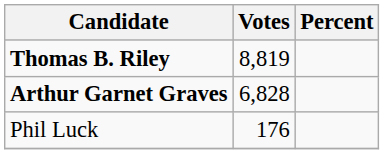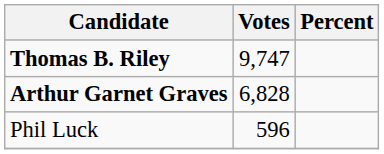(264, 58) 8,819 -> (264, 58) 9,747
(273, 129) 176 -> (273, 129) 596
